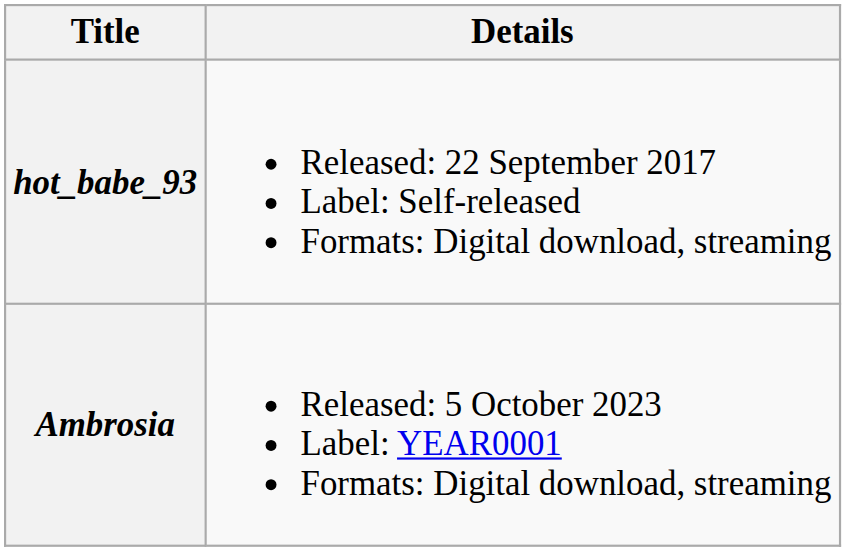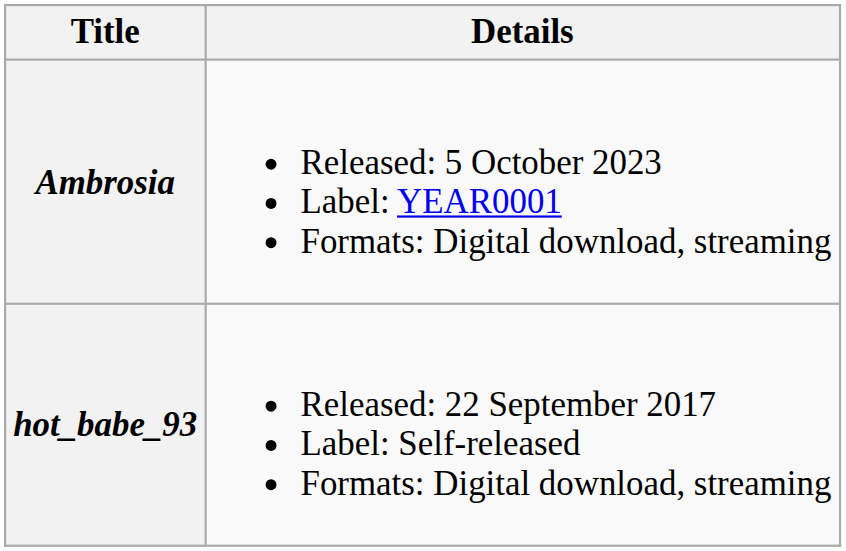rows swapped: (105, 181) <-> (105, 424)
